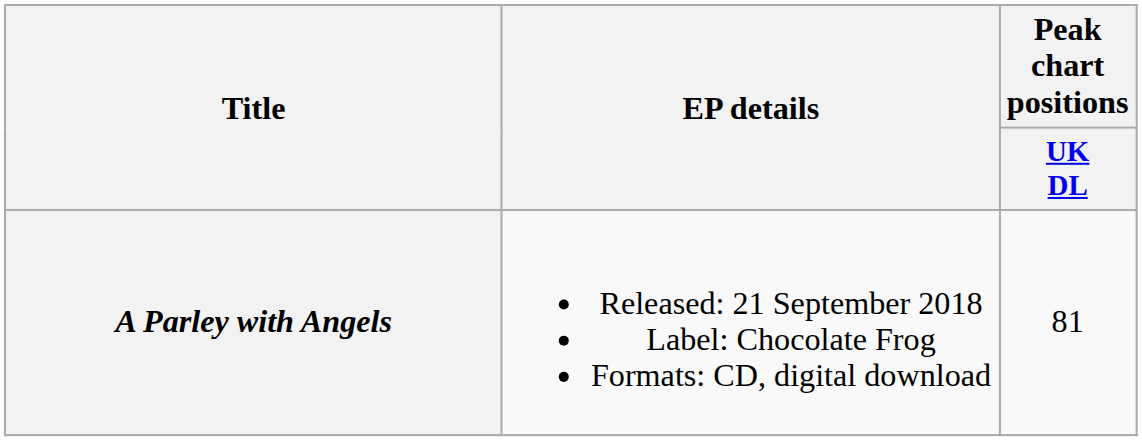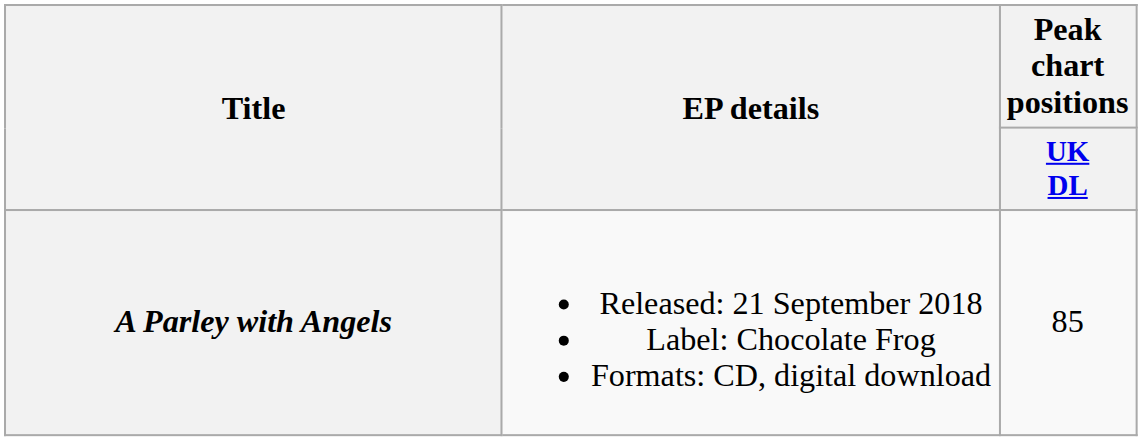(1068, 321) 81 -> (1068, 321) 85
